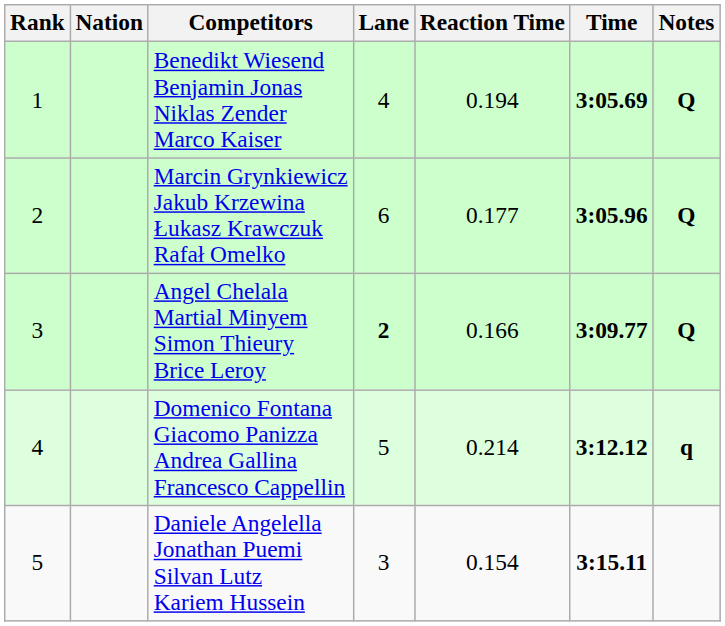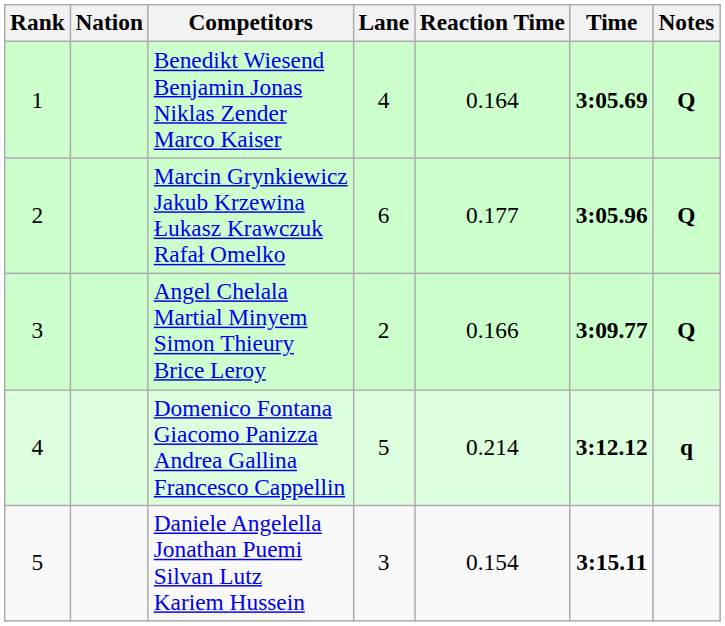(492, 99) 0.194 -> (492, 99) 0.164
(384, 331) bold -> (384, 331) normal
